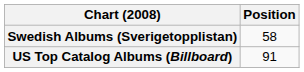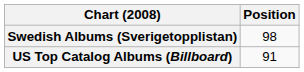(270, 36) 58 -> (270, 36) 98
